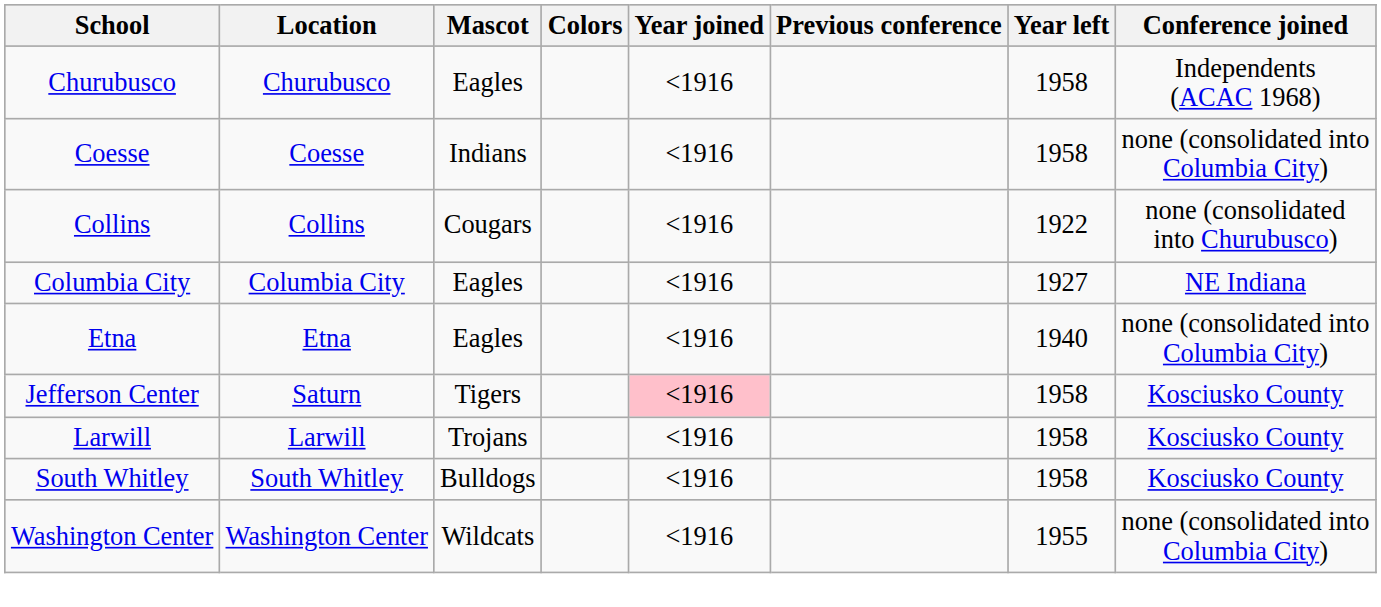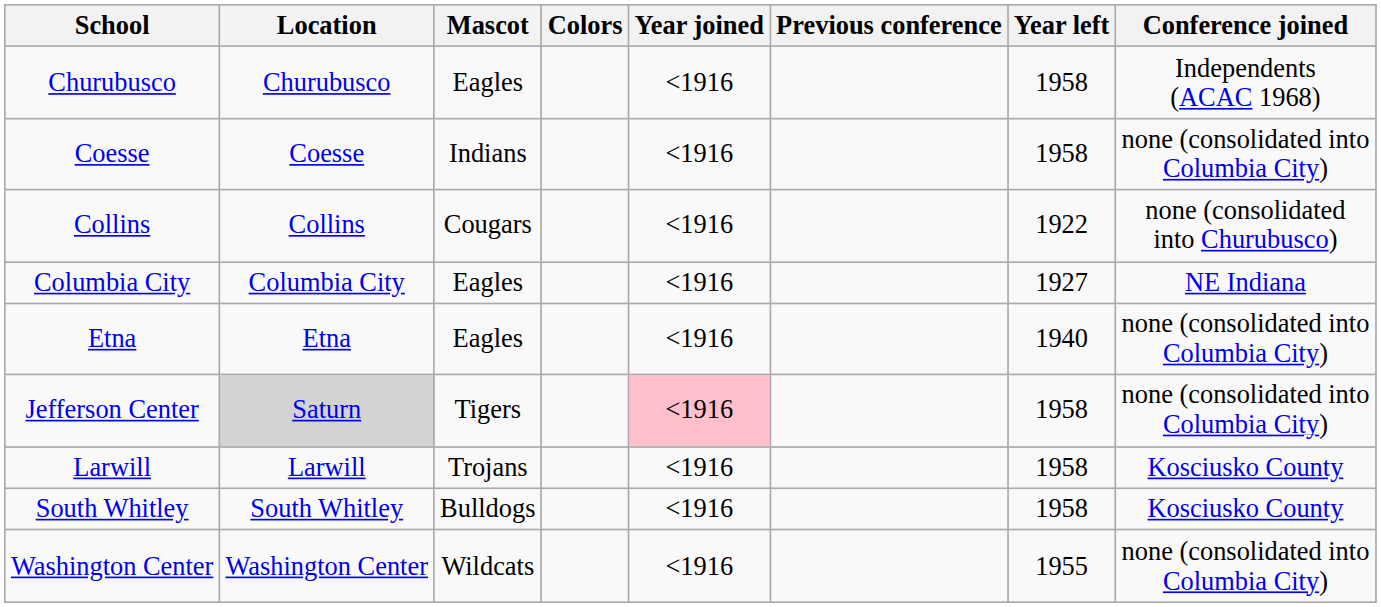(327, 395) no background -> (327, 410) lightgrey background
(1245, 395) Kosciusko County -> (1245, 410) none (consolidated into Columbia City)
